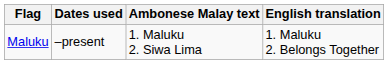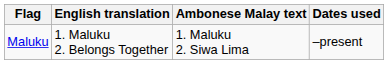columns swapped: (89, 14) <-> (323, 14)
